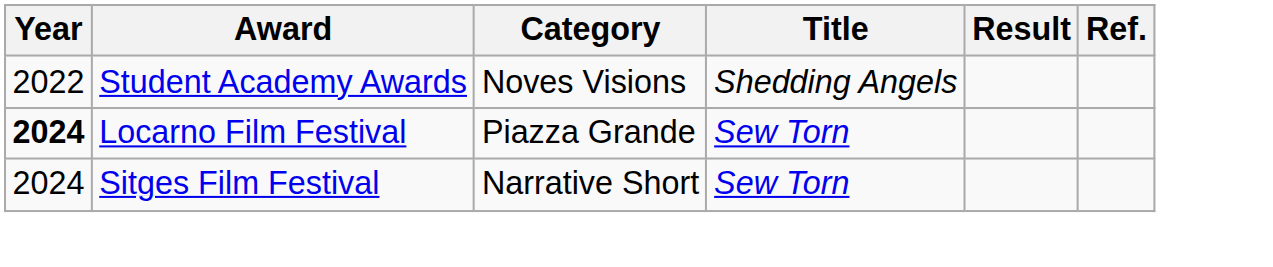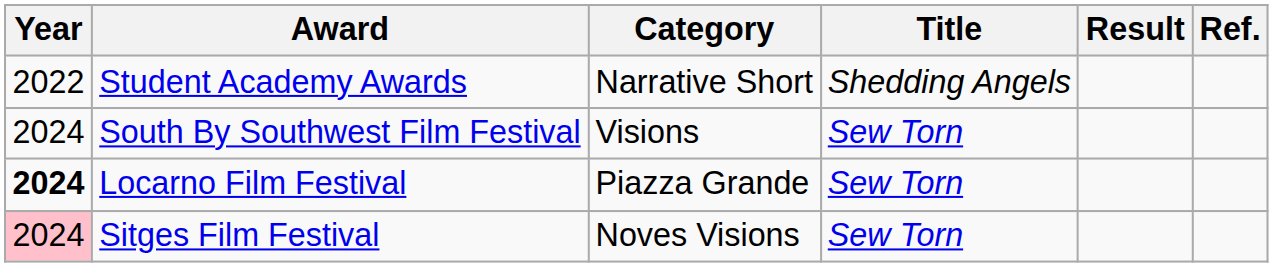(584, 81) Noves Visions -> (704, 81) Narrative Short
+ row: (340, 132)
(48, 183) no background -> (48, 235) pink background
(591, 183) Narrative Short -> (698, 235) Noves Visions
